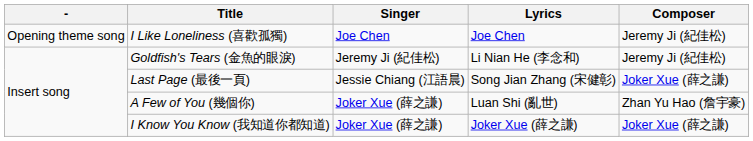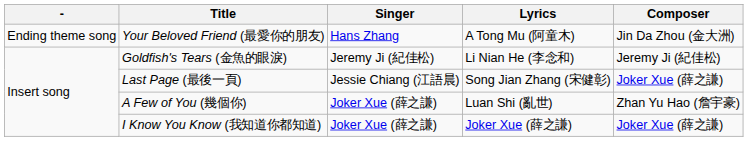- row: (209, 35)
+ row: (223, 35)
